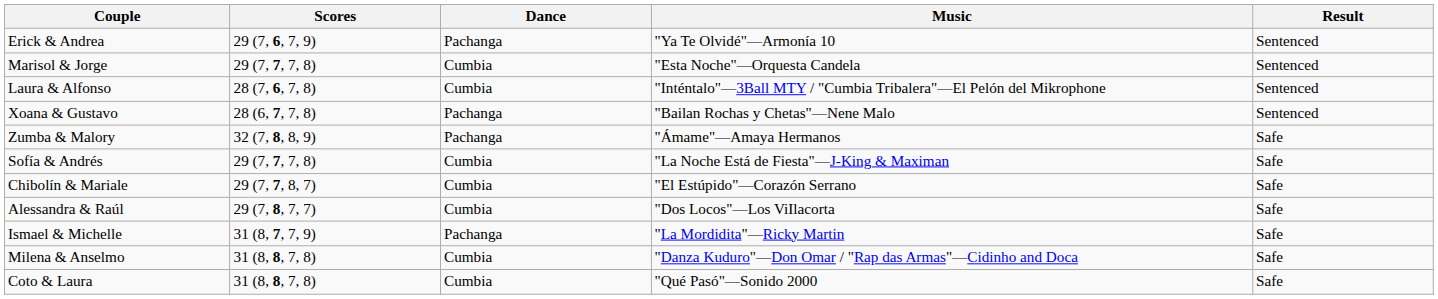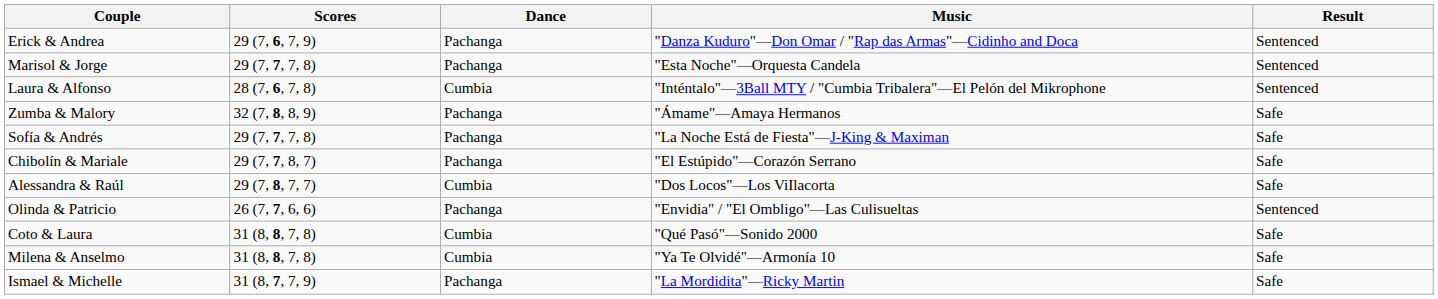(745, 40) "Ya Te Olvidé"—Armonía 10 -> (866, 40) "Danza Kuduro"—Don Omar / "Rap das Armas"—Cidinho and Doca
(468, 64) Cumbia -> (473, 64) Pachanga
- row: (63, 112)
(468, 161) Cumbia -> (473, 137) Pachanga
(468, 185) Cumbia -> (473, 161) Pachanga
+ row: (62, 209)
rows swapped: (65, 233) <-> (50, 281)
(866, 257) "Danza Kuduro"—Don Omar / "Rap das Armas"—Cidinho and Doca -> (745, 257) "Ya Te Olvidé"—Armonía 10
